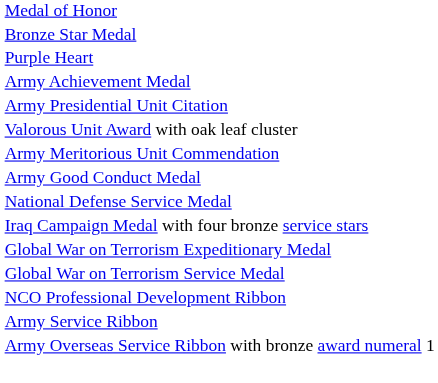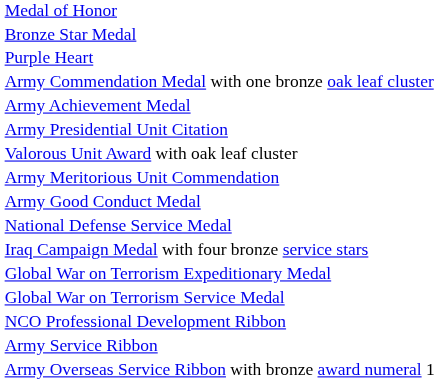+ row: (219, 81)
